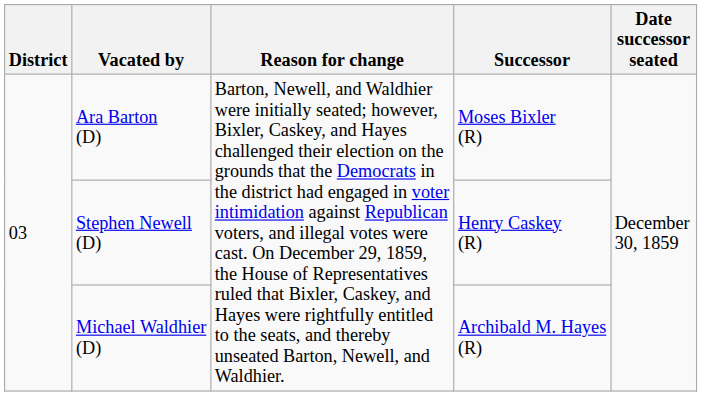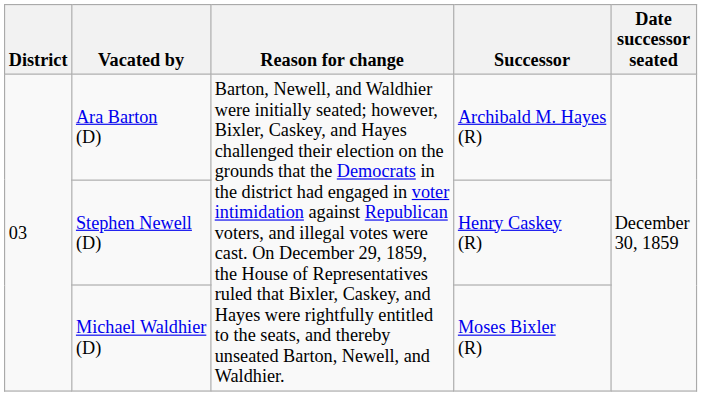(507, 127) Moses Bixler (R) -> (532, 127) Archibald M. Hayes (R)
(532, 337) Archibald M. Hayes (R) -> (507, 337) Moses Bixler (R)
